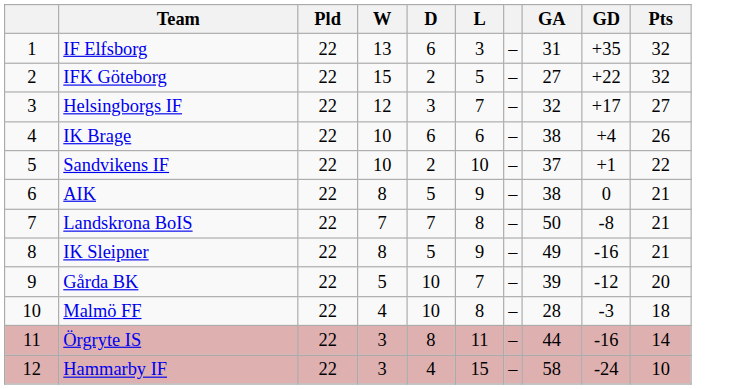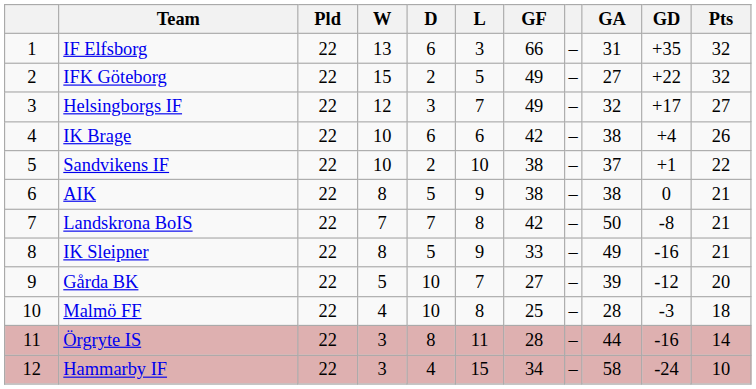+ column: (534, 19)
